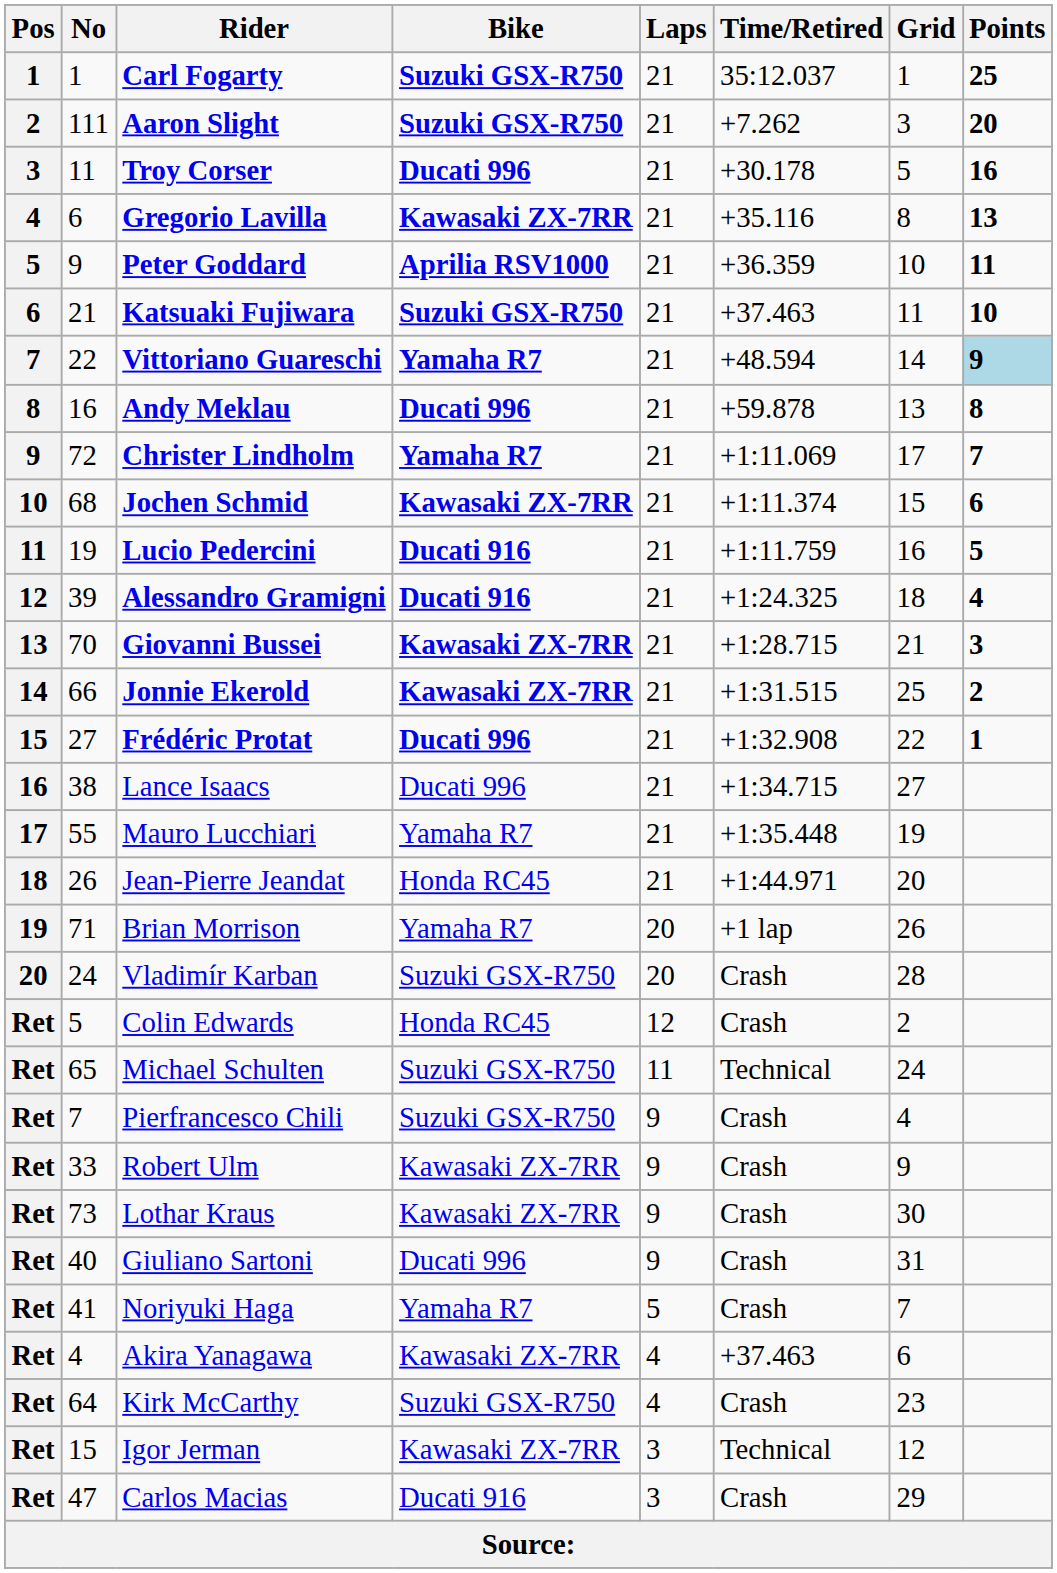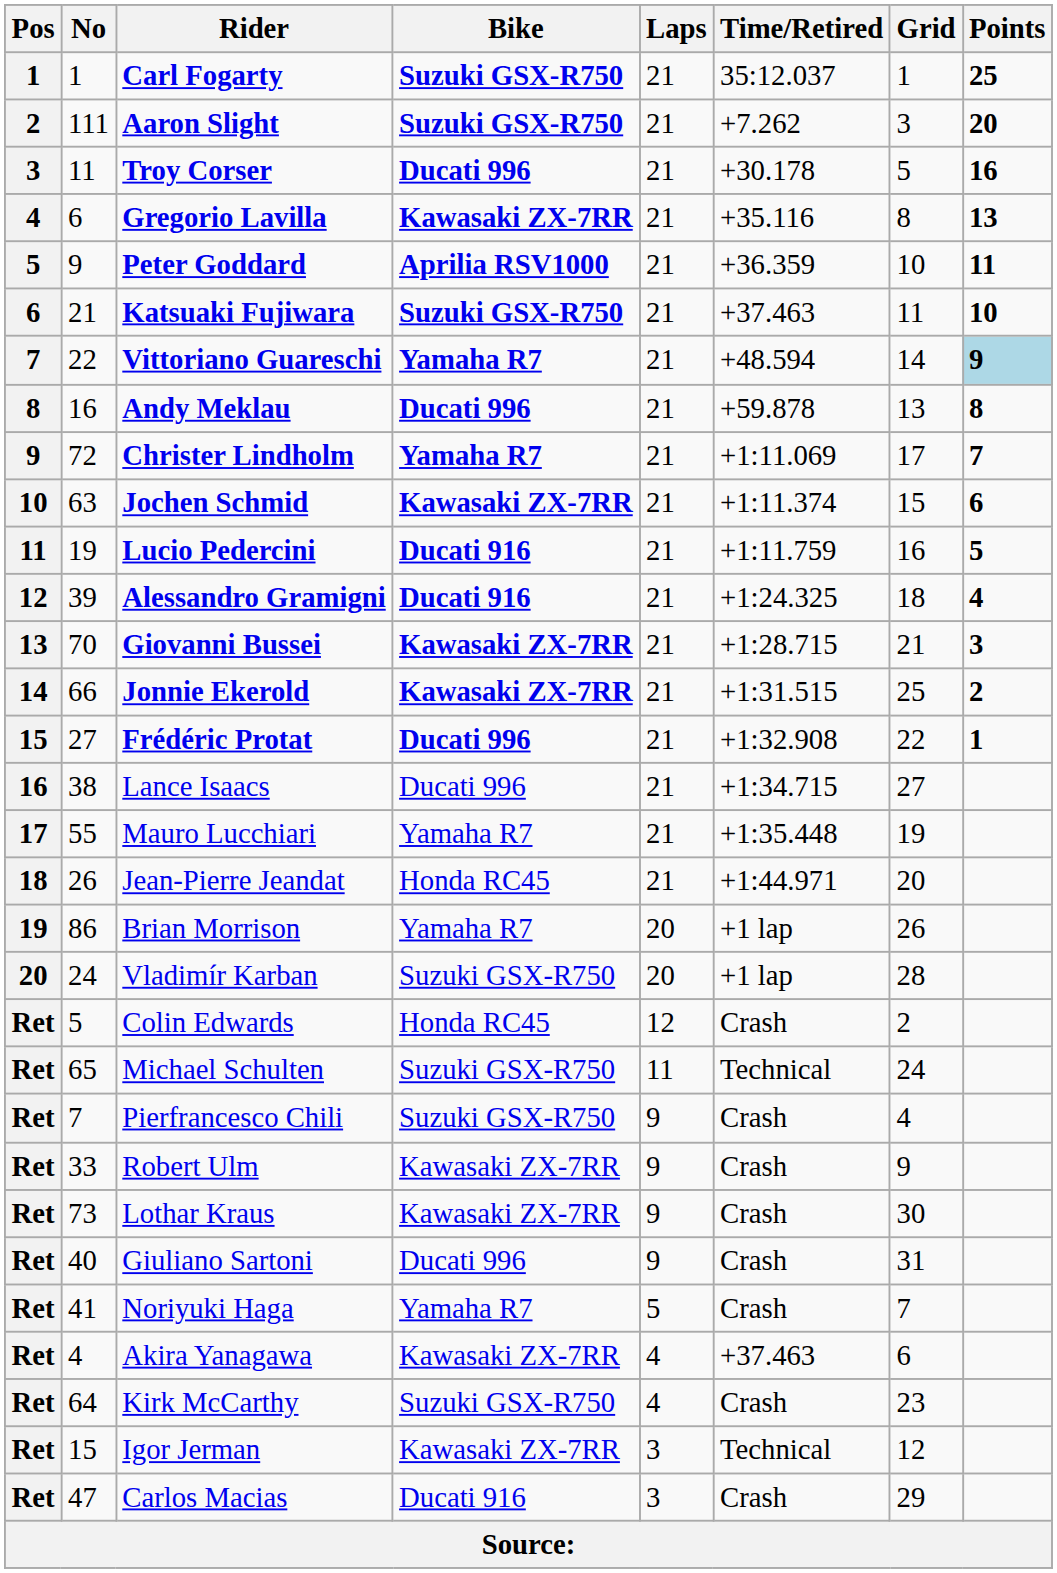(82, 502) 68 -> (82, 502) 63
(82, 928) 71 -> (82, 928) 86
(754, 975) Crash -> (756, 975) +1 lap
